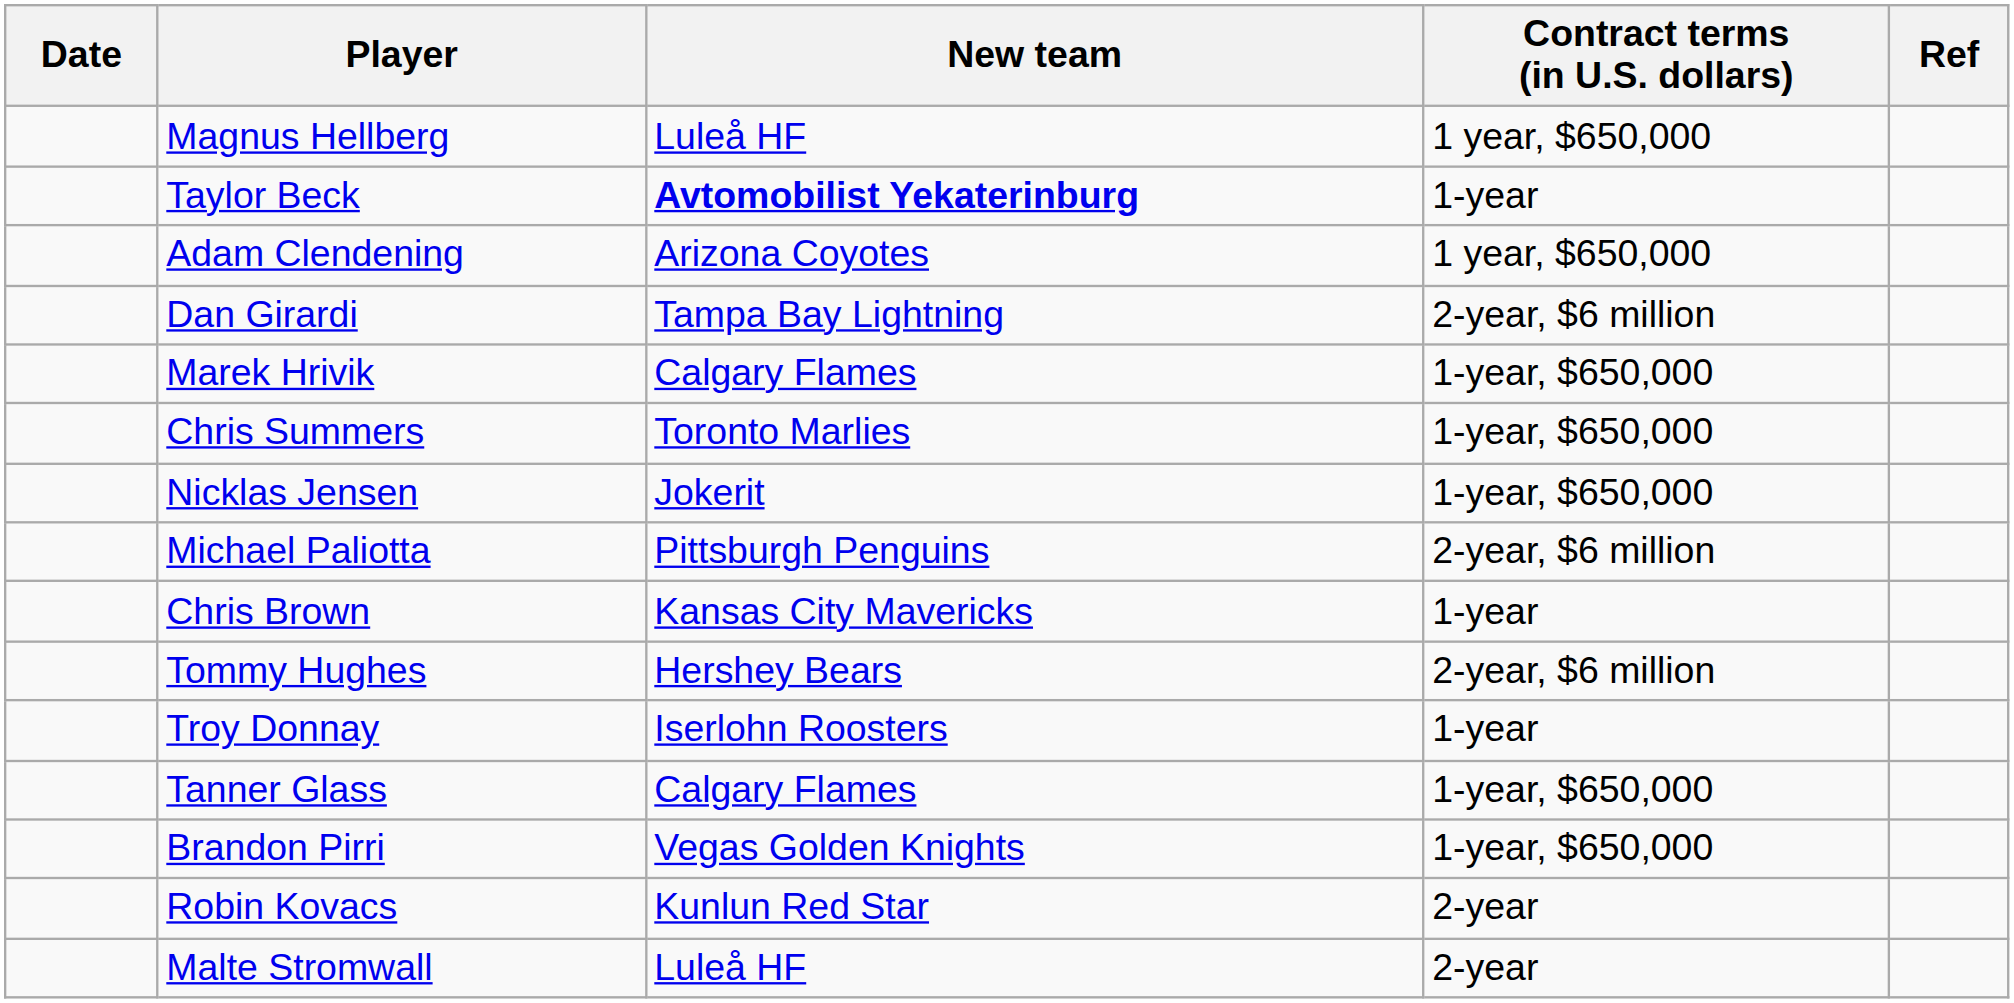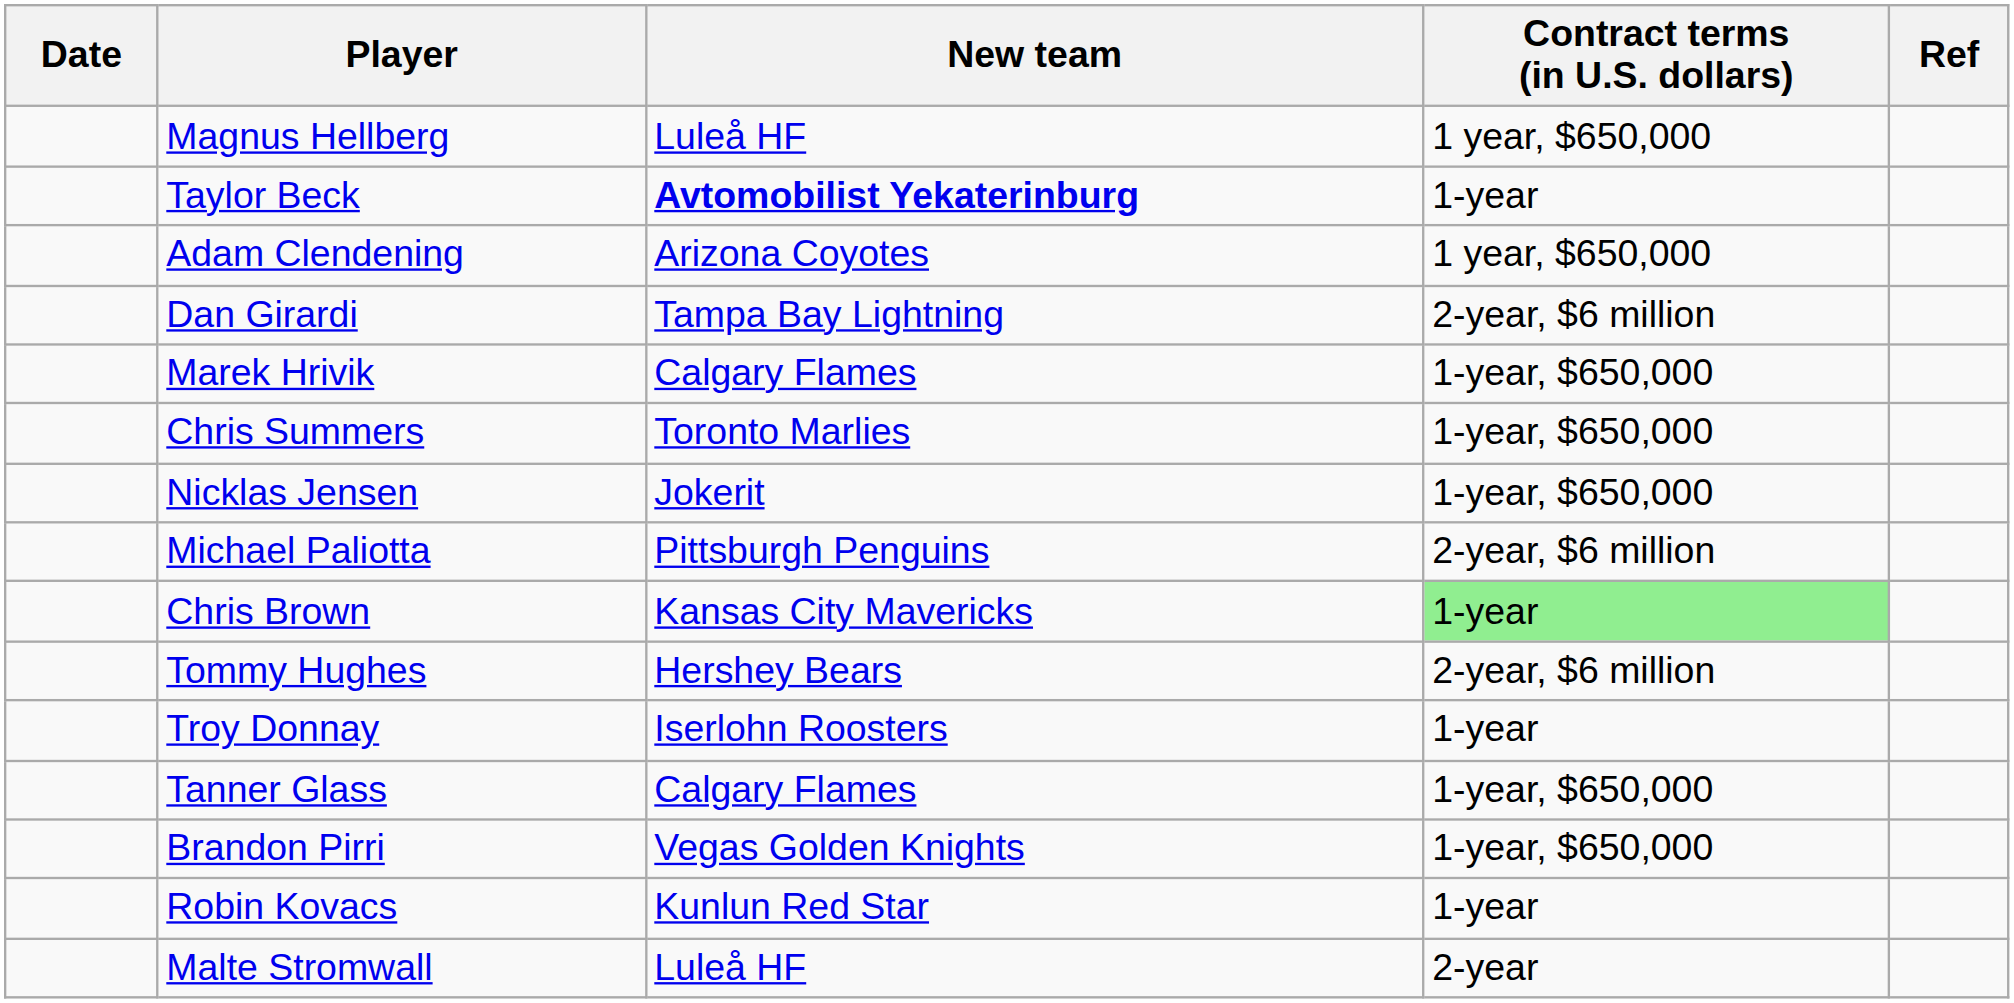(1485, 610) no background -> (1485, 610) lightgreen background
(1485, 907) 2-year -> (1485, 907) 1-year
